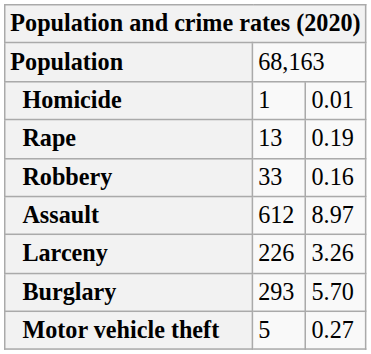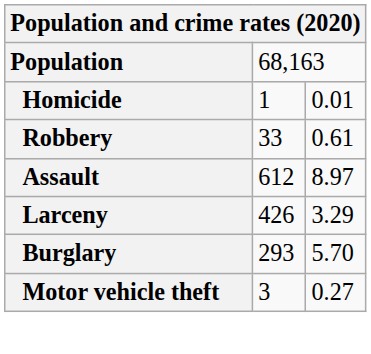- row: (43, 138)
(333, 176) 0.16 -> (333, 138) 0.61
(276, 253) 226 -> (276, 215) 426
(333, 253) 3.26 -> (333, 215) 3.29
(264, 330) 5 -> (264, 291) 3
